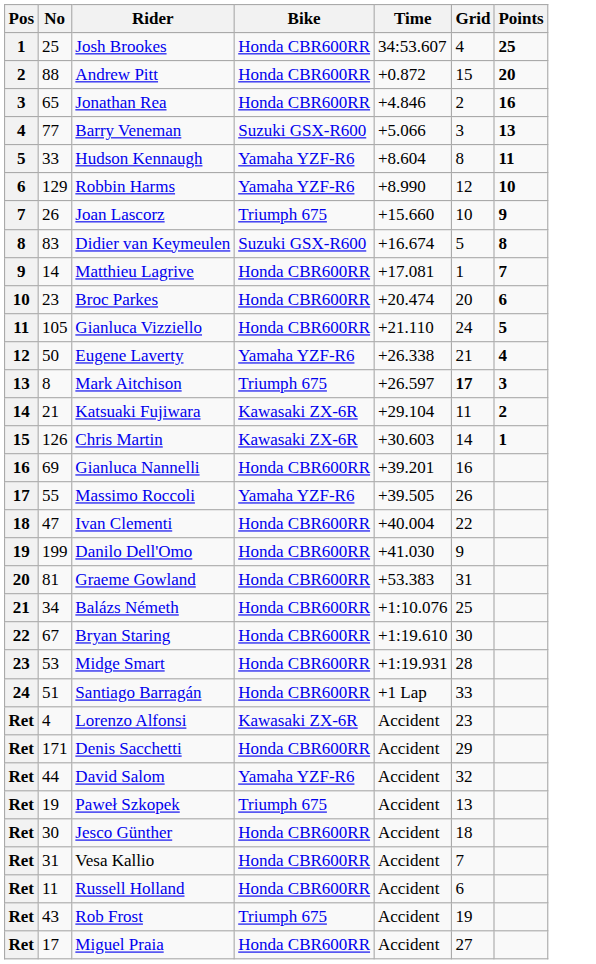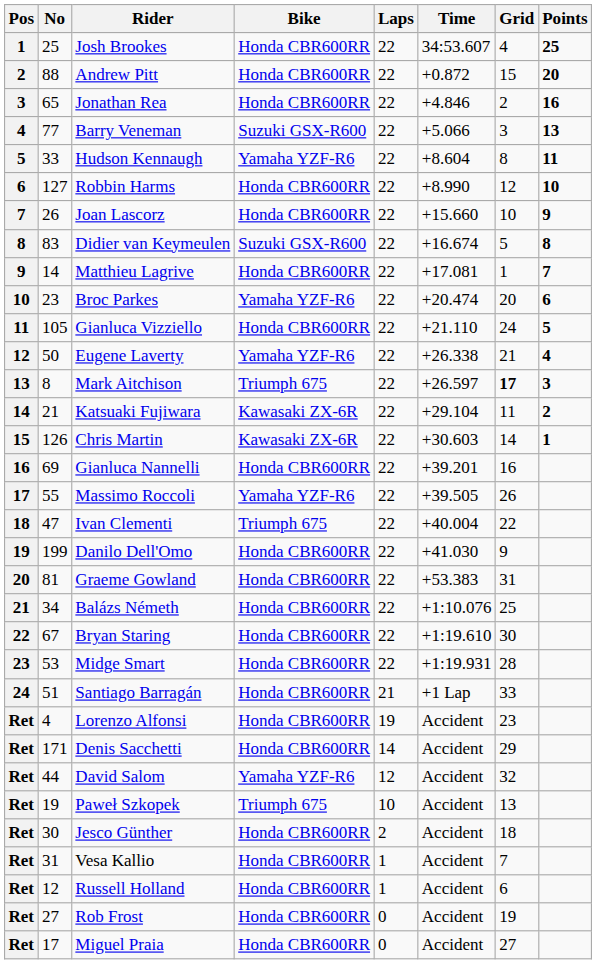+ column: (396, 18)
(55, 187) 129 -> (55, 187) 127
(296, 187) Yamaha YZF-R6 -> (304, 187) Honda CBR600RR
(283, 215) Triumph 675 -> (304, 215) Honda CBR600RR
(304, 299) Honda CBR600RR -> (296, 299) Yamaha YZF-R6
(304, 523) Honda CBR600RR -> (283, 523) Triumph 675
(298, 720) Kawasaki ZX-6R -> (304, 720) Honda CBR600RR
(50, 888) 11 -> (50, 888) 12
(50, 916) 43 -> (50, 916) 27
(283, 916) Triumph 675 -> (304, 916) Honda CBR600RR
